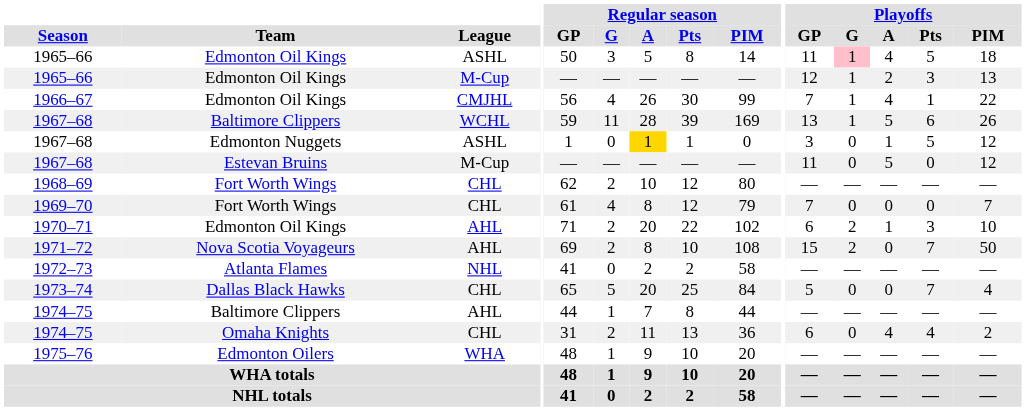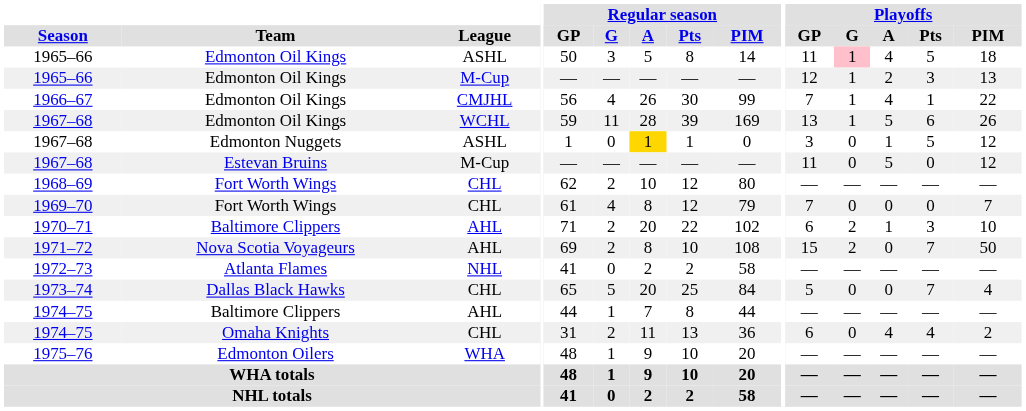(276, 120) Baltimore Clippers -> (276, 120) Edmonton Oil Kings
(276, 226) Edmonton Oil Kings -> (276, 226) Baltimore Clippers
